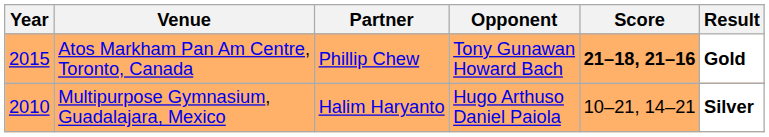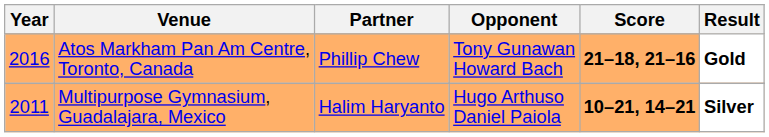(29, 59) 2015 -> (29, 59) 2016
(29, 108) 2010 -> (29, 108) 2011
(640, 108) normal -> (640, 108) bold
